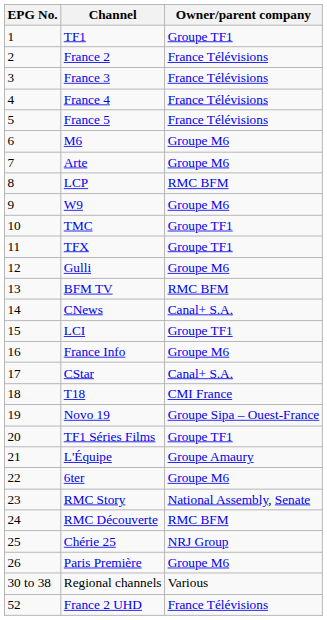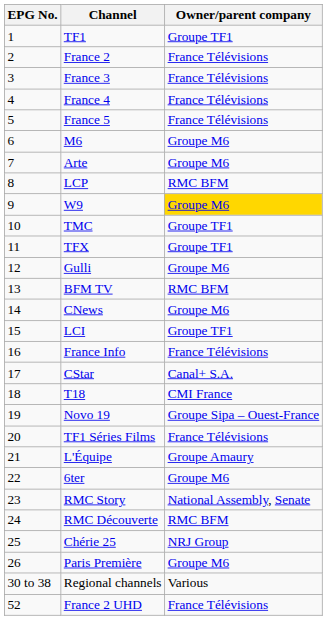(198, 204) no background -> (198, 204) gold background
(200, 309) Canal+ S.A. -> (198, 309) Groupe M6
(198, 352) Groupe M6 -> (218, 352) France Télévisions
(200, 436) Groupe TF1 -> (218, 436) France Télévisions
